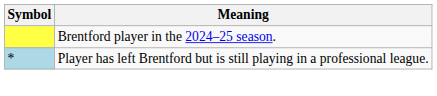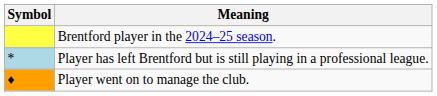+ row: (153, 79)
